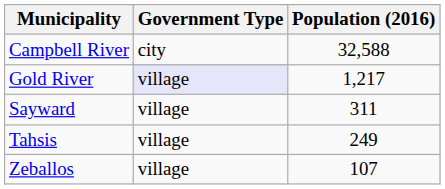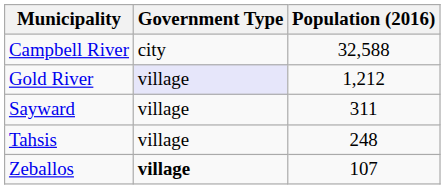(364, 79) 1,217 -> (364, 79) 1,212
(364, 139) 249 -> (364, 139) 248
(163, 169) normal -> (164, 169) bold
